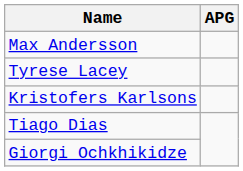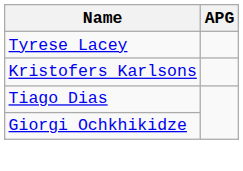- row: (73, 45)
